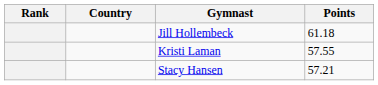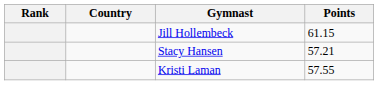(321, 32) 61.18 -> (321, 32) 61.15
rows swapped: (189, 51) <-> (190, 70)
